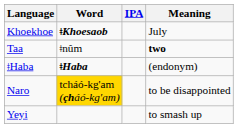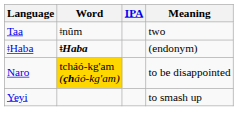- row: (30, 31)
(157, 48) bold -> (157, 31) normal
